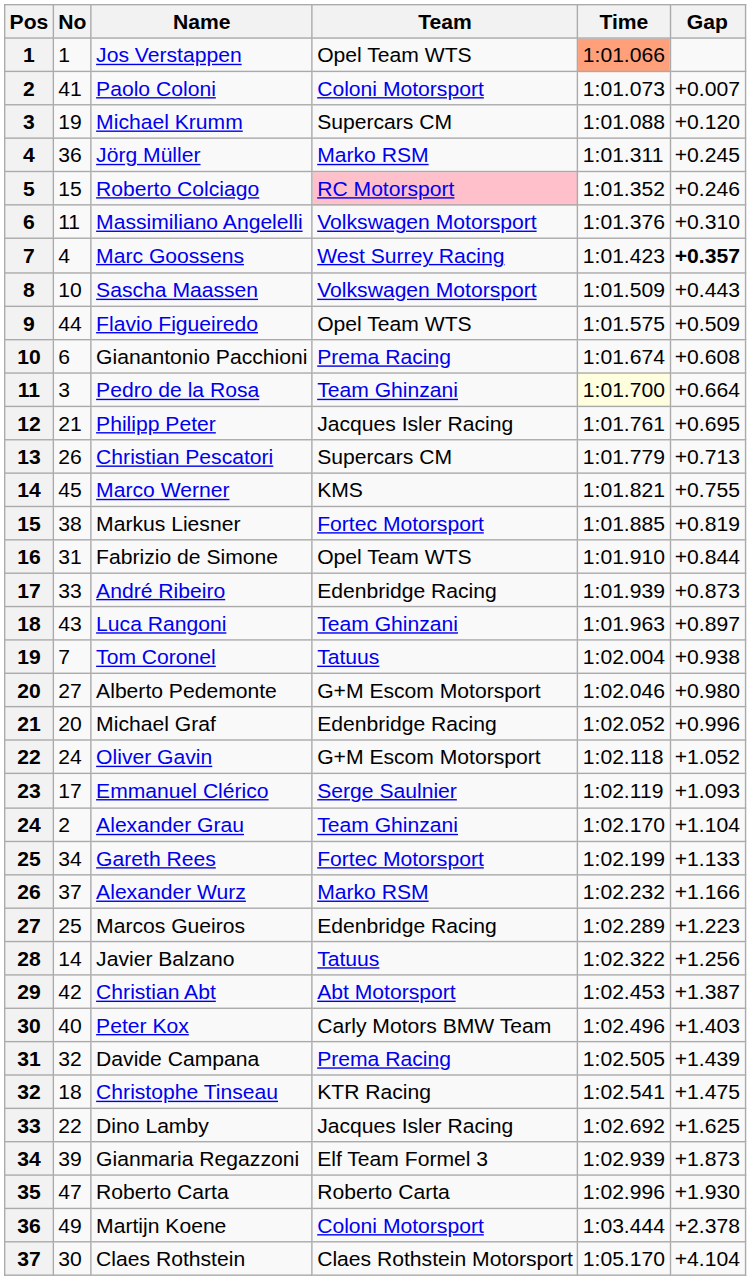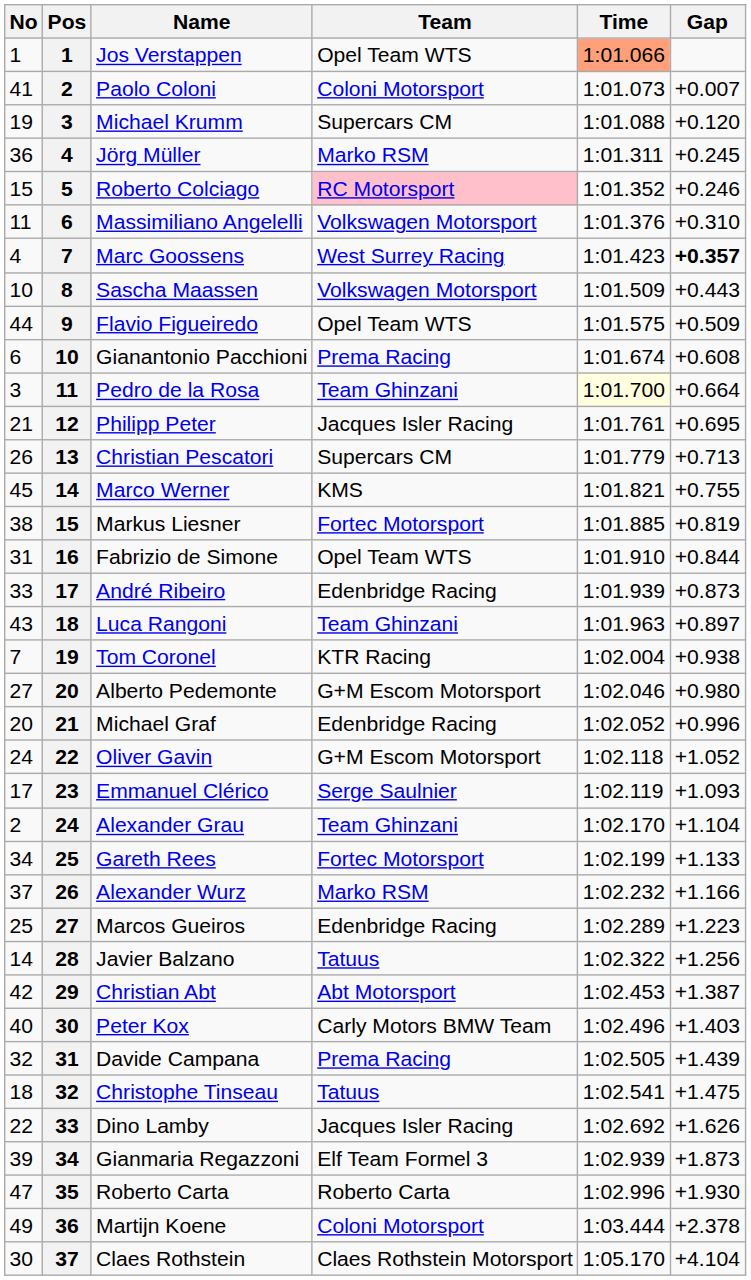columns swapped: (29, 22) <-> (72, 22)
(348, 657) Tatuus -> (374, 657) KTR Racing
(374, 1092) KTR Racing -> (348, 1092) Tatuus
(707, 1125) +1.625 -> (707, 1125) +1.626
